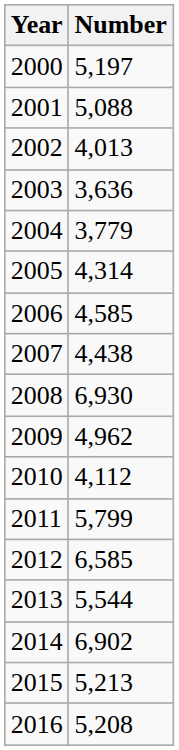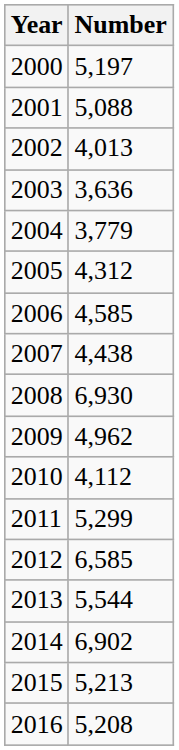(104, 271) 4,314 -> (104, 271) 4,312
(104, 518) 5,799 -> (104, 518) 5,299
